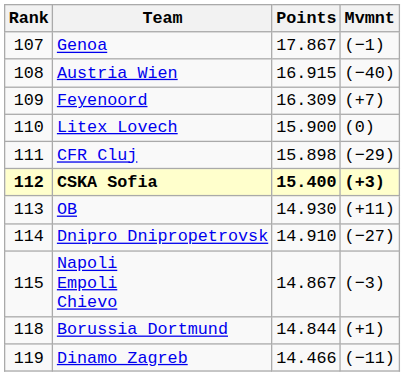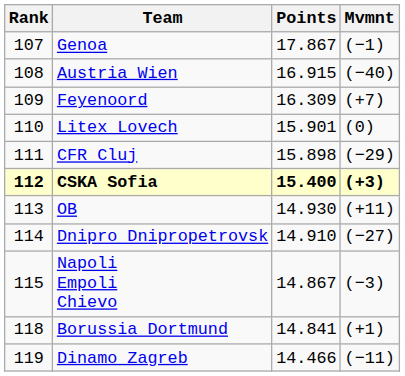(306, 128) 15.900 -> (306, 128) 15.901
(306, 330) 14.844 -> (306, 330) 14.841
